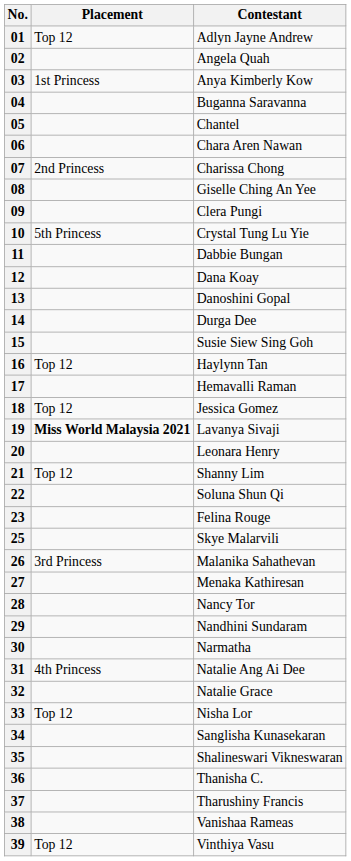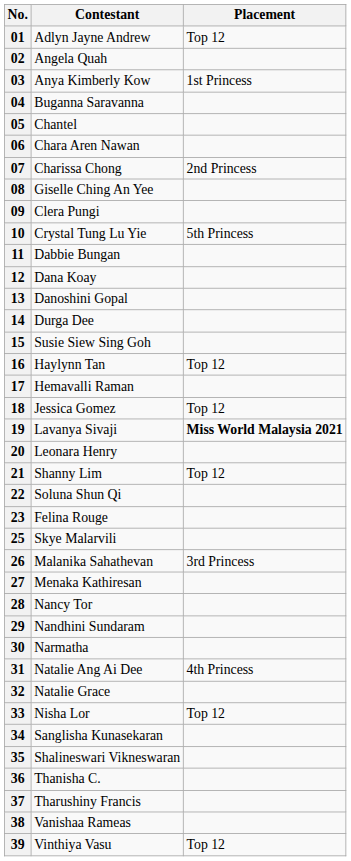columns swapped: (270, 15) <-> (112, 15)
